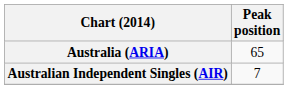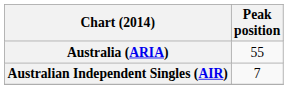(257, 52) 65 -> (257, 52) 55
